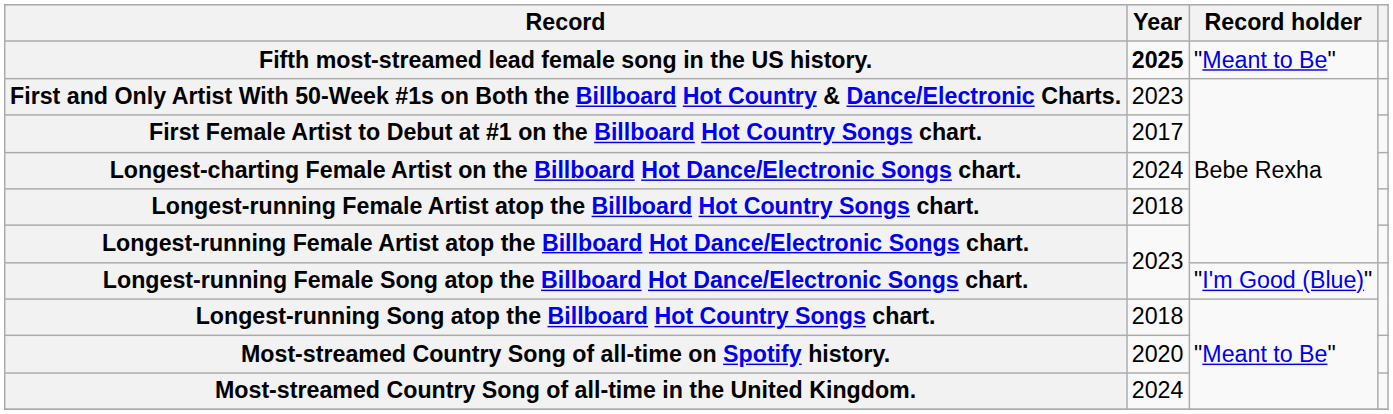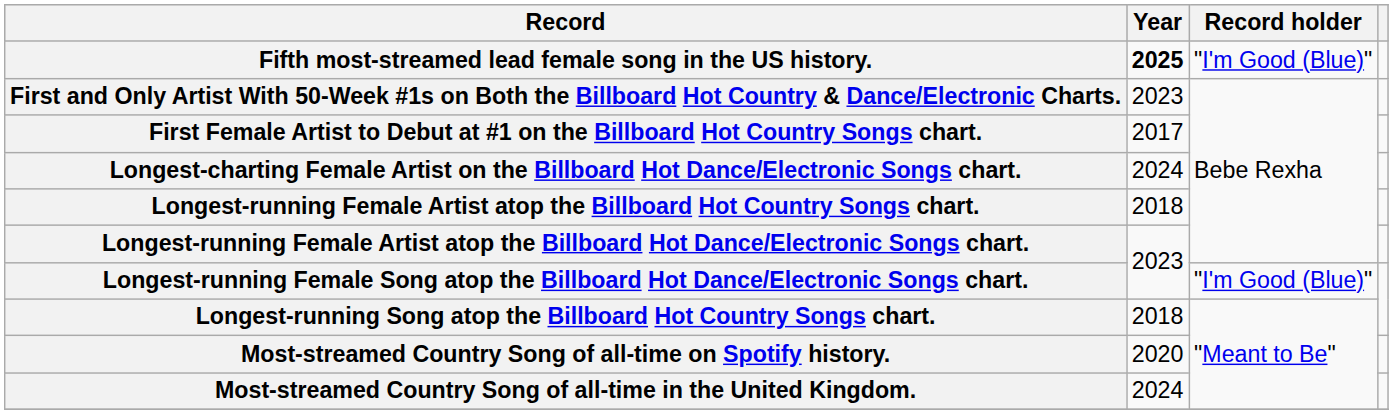(1265, 59) "Meant to Be" -> (1283, 59) "I'm Good (Blue)"
